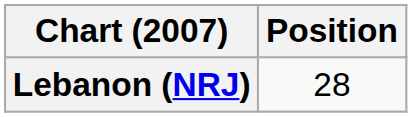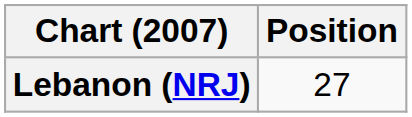(332, 84) 28 -> (332, 84) 27
